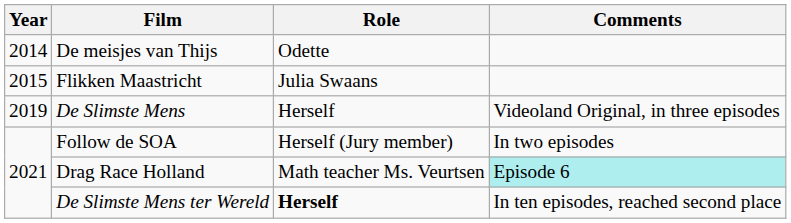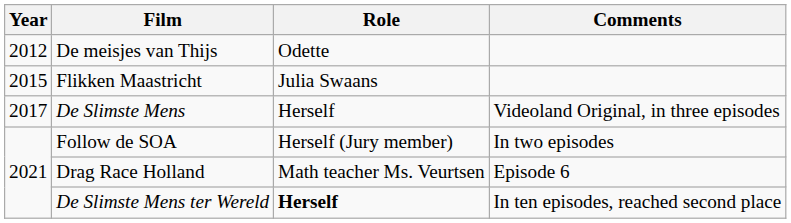(28, 50) 2014 -> (28, 50) 2012
(28, 111) 2019 -> (28, 111) 2017
(532, 171) paleturquoise background -> (532, 171) no background
